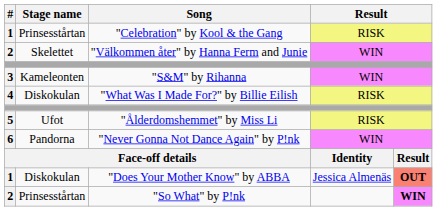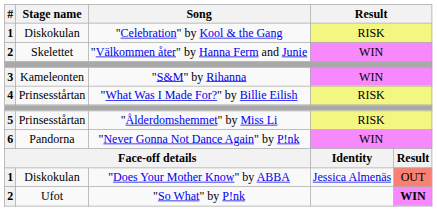(52, 33) Prinsesstårtan -> (52, 33) Diskokulan
(52, 95) Diskokulan -> (52, 95) Prinsesstårtan
(52, 120) Ufot -> (52, 120) Prinsesstårtan
(413, 177) bold -> (413, 177) normal
(52, 196) Prinsesstårtan -> (52, 196) Ufot
